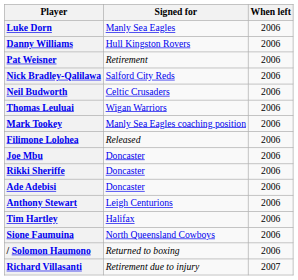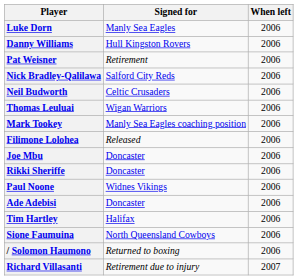+ row: (30, 187)
- row: (42, 203)
